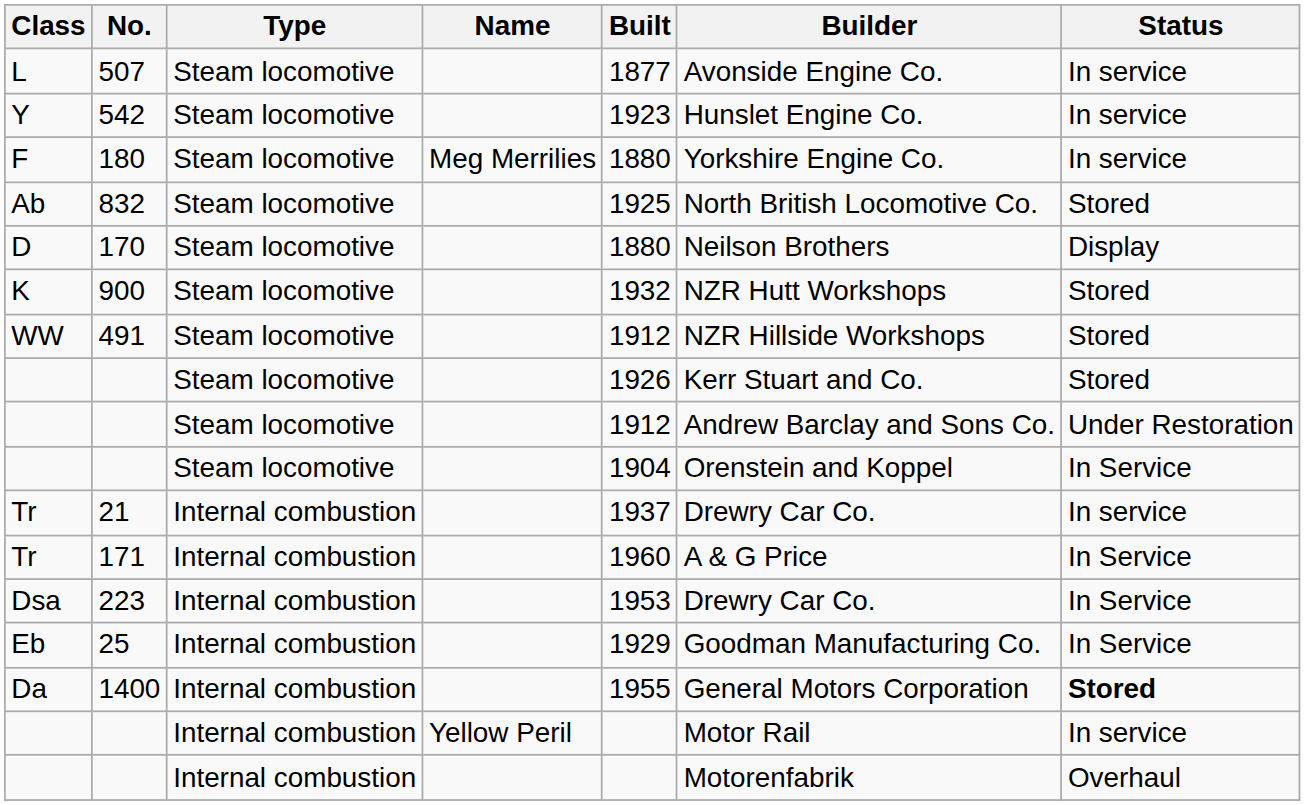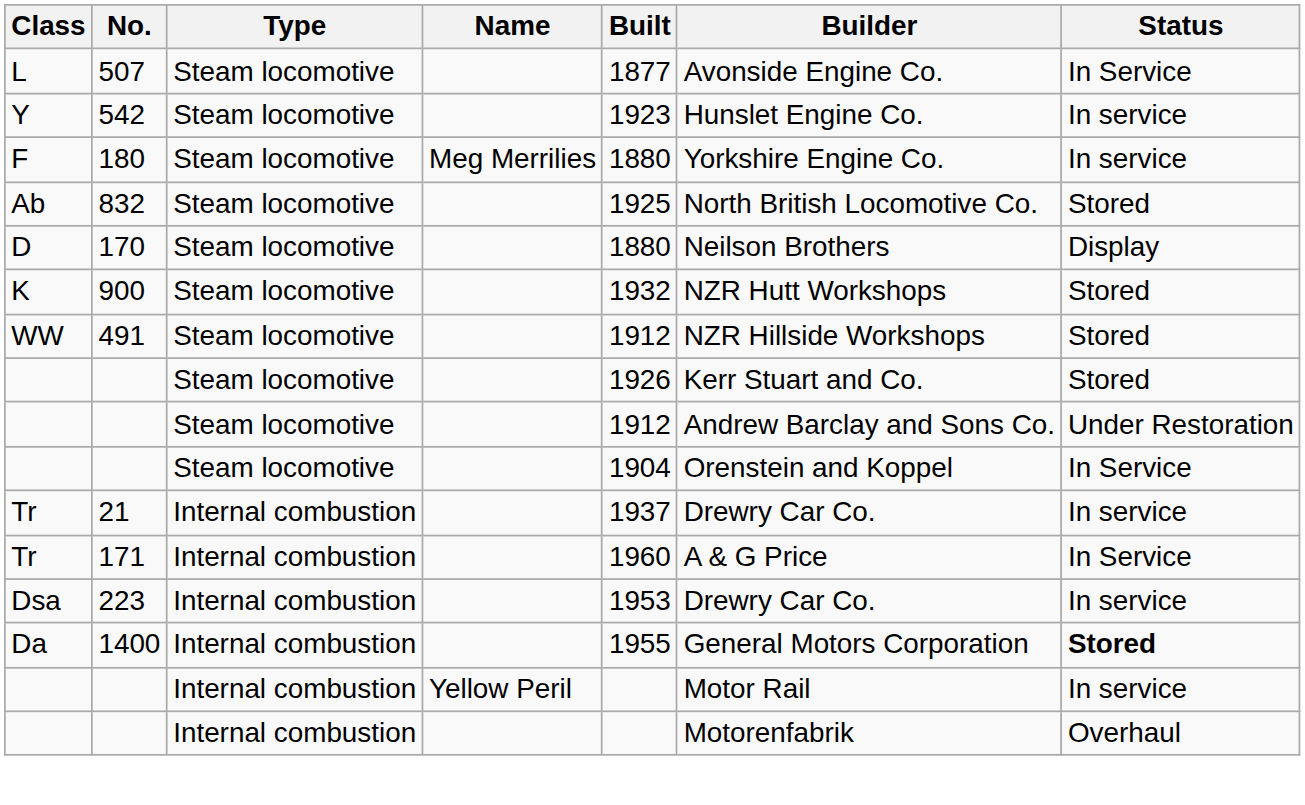(1127, 70) In service -> (1130, 70) In Service
(1130, 600) In Service -> (1127, 600) In service
- row: (114, 644)
